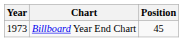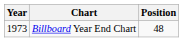(159, 28) 45 -> (159, 28) 48
